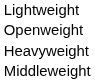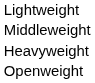rows swapped: (47, 71) <-> (43, 30)
